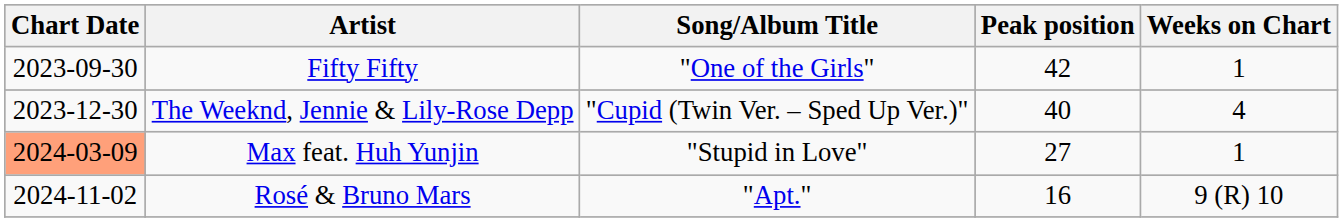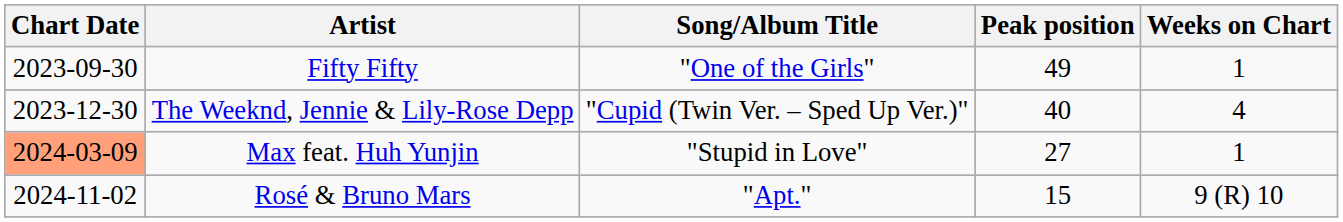(1058, 68) 42 -> (1058, 68) 49
(1058, 195) 16 -> (1058, 195) 15
